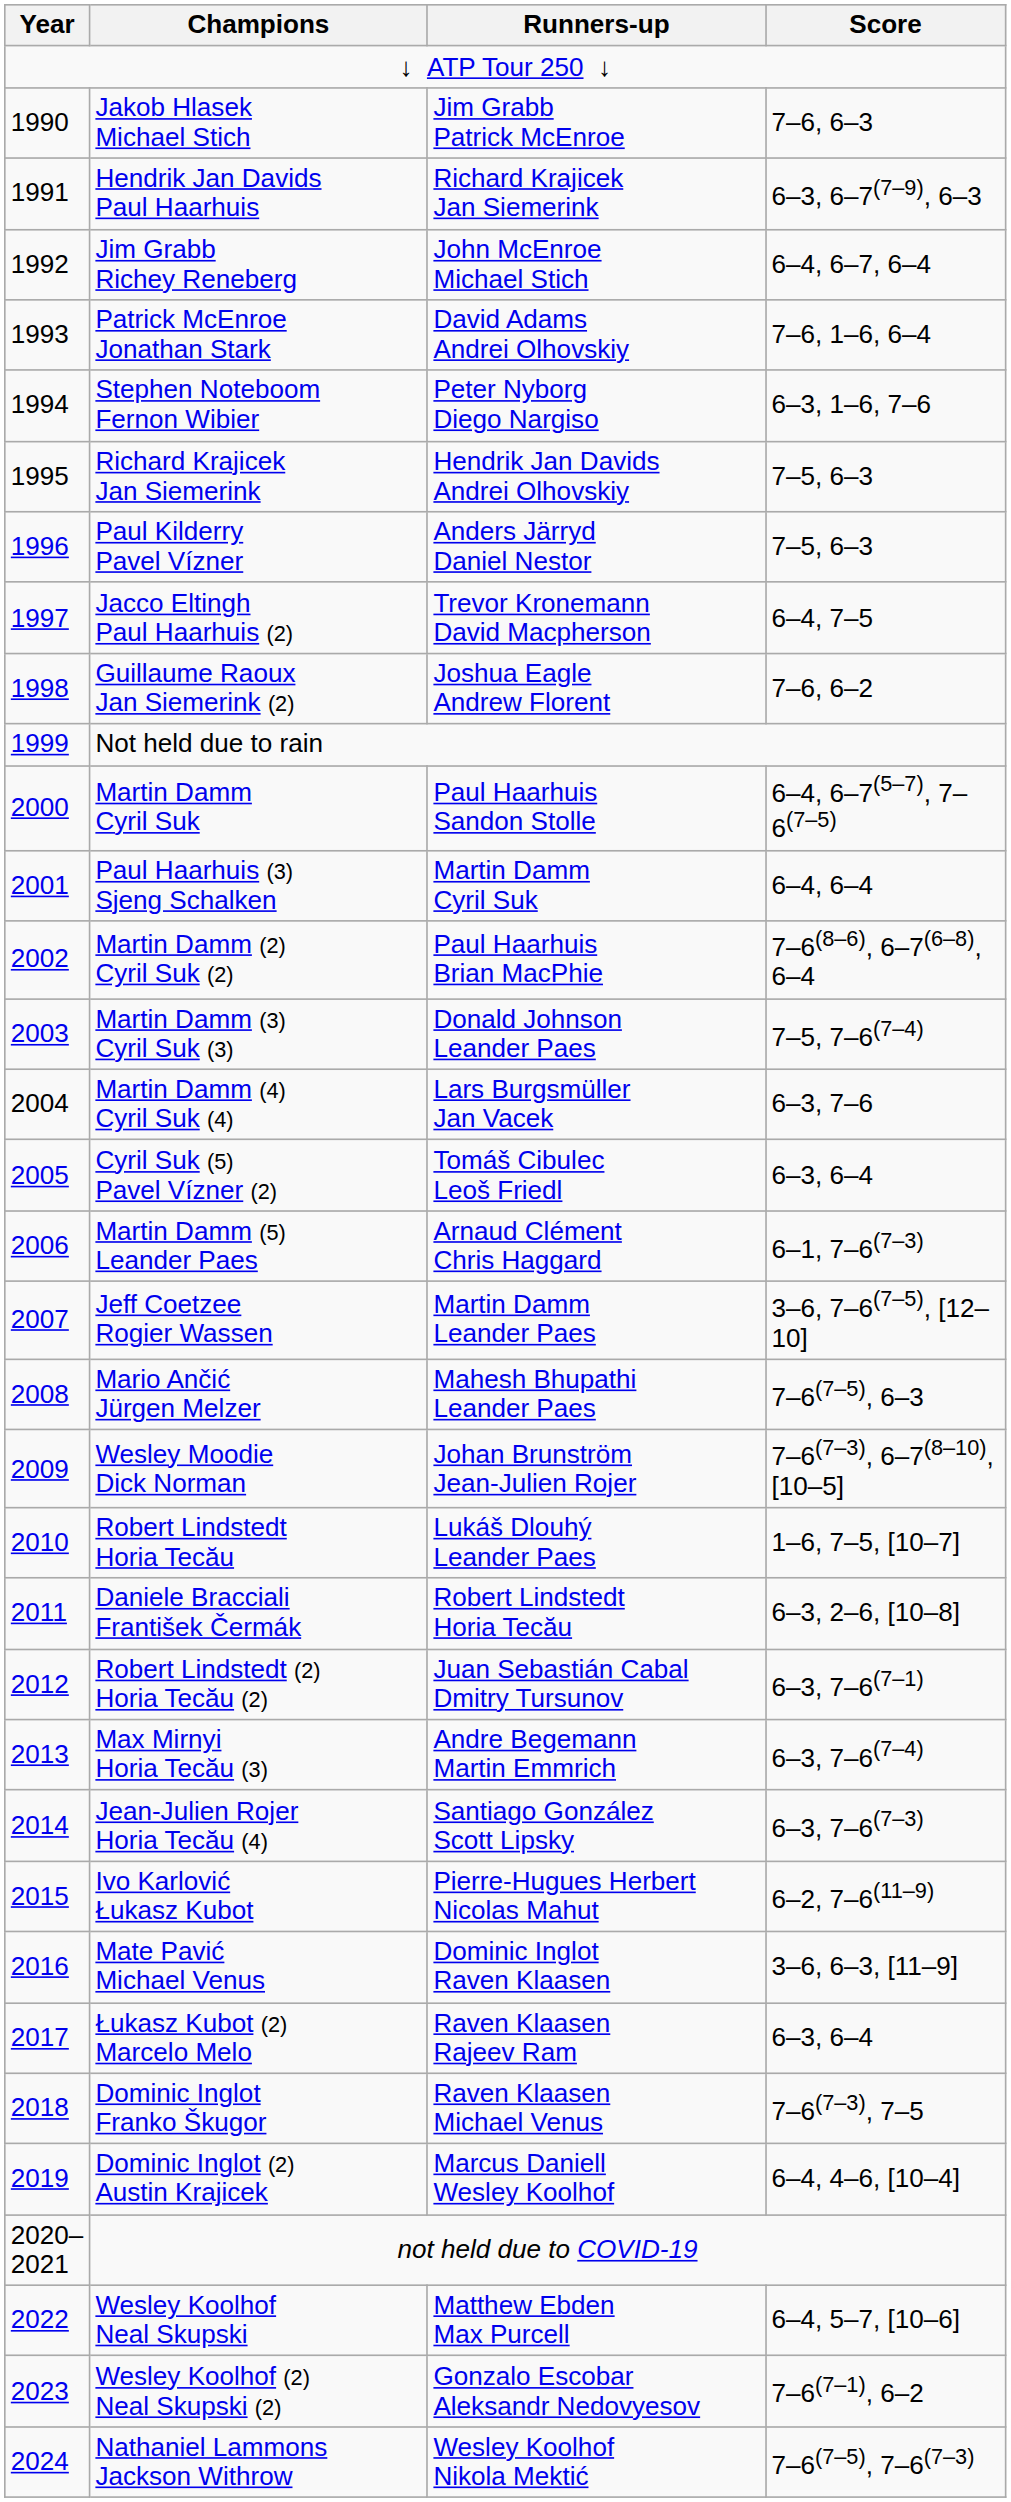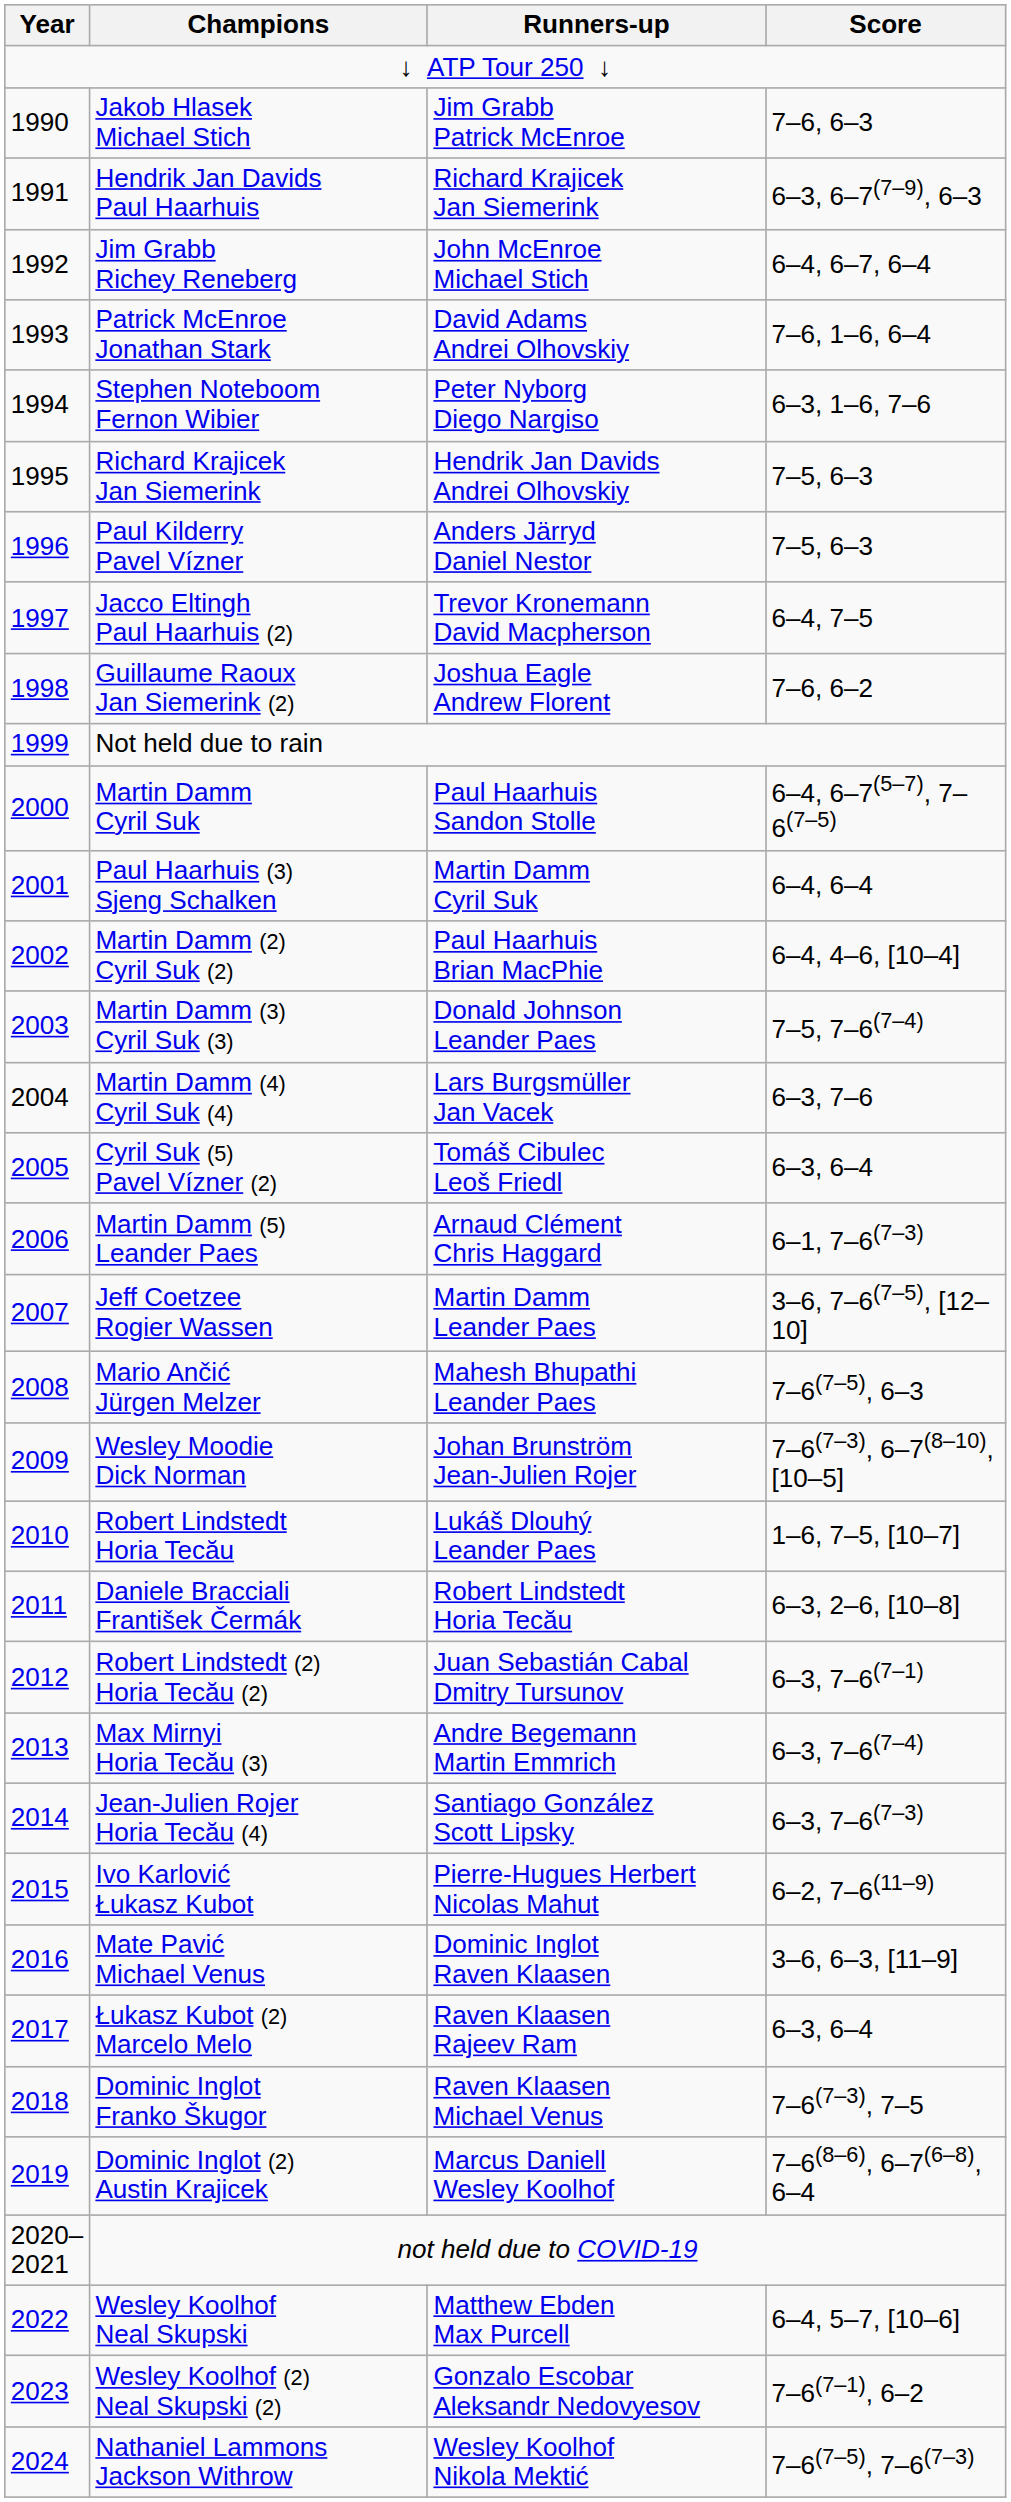(877, 959) 7–6(8–6), 6–7(6–8), 6–4 -> (866, 955) 6–4, 4–6, [10–4]
(866, 2178) 6–4, 4–6, [10–4] -> (877, 2175) 7–6(8–6), 6–7(6–8), 6–4
